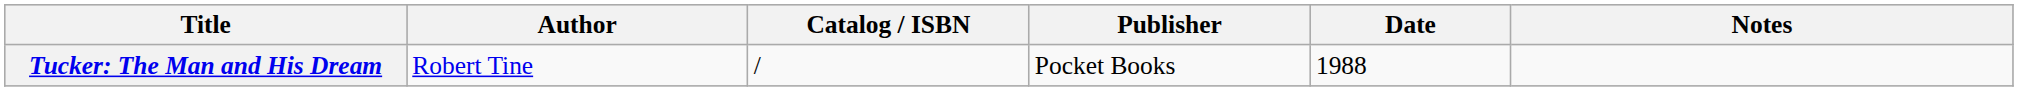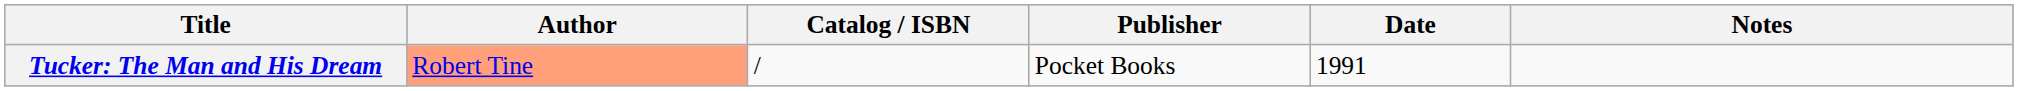(473, 65) no background -> (473, 65) lightsalmon background
(1341, 65) 1988 -> (1341, 65) 1991
